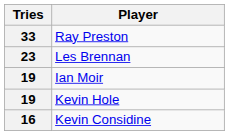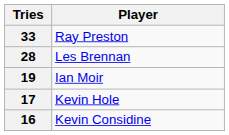(28, 57) 23 -> (28, 57) 28
(28, 99) 19 -> (28, 99) 17
